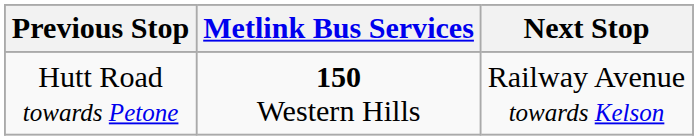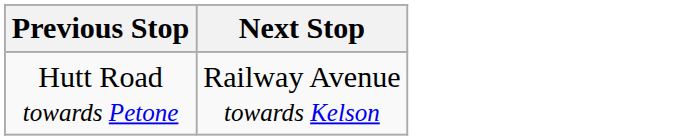- column: (339, 28)
